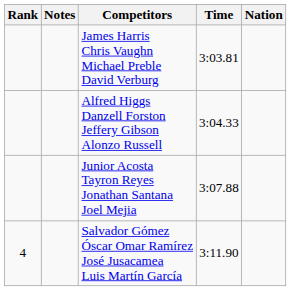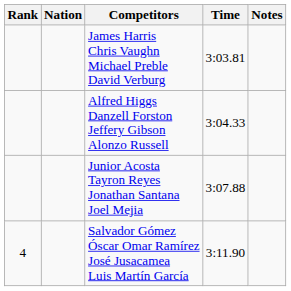columns swapped: (264, 14) <-> (60, 14)
